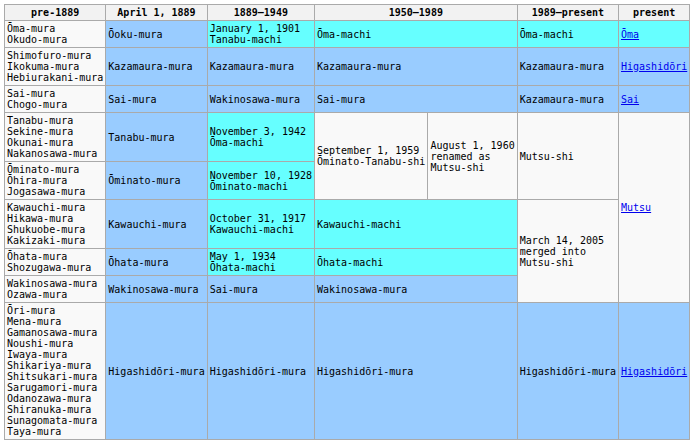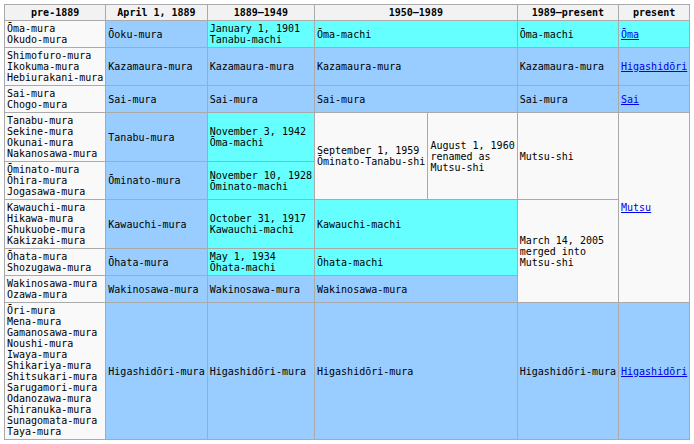(255, 99) Wakinosawa-mura -> (234, 99) Sai-mura
(562, 99) Kazamaura-mura -> (544, 99) Sai-mura
(234, 289) Sai-mura -> (255, 289) Wakinosawa-mura
